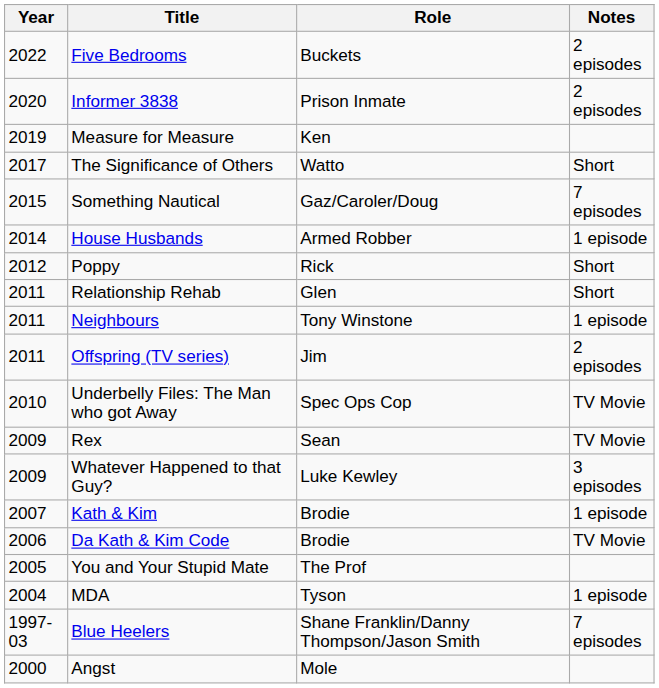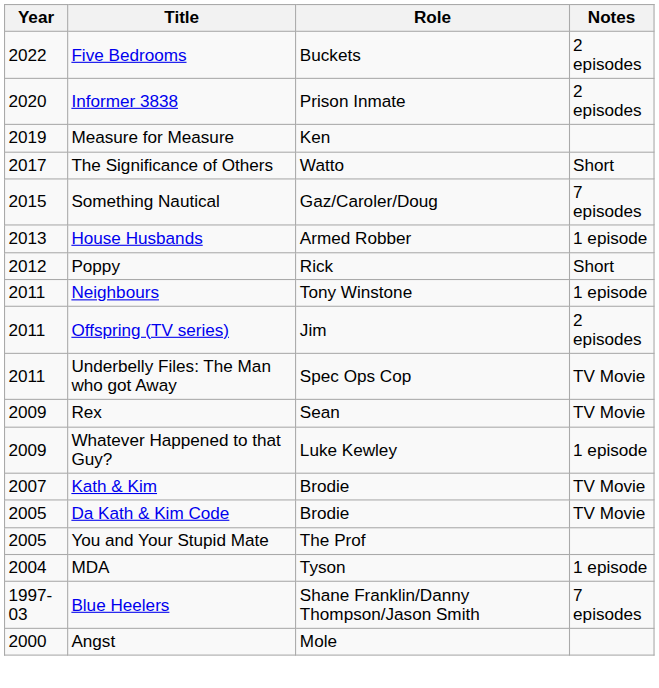(28, 238) 2014 -> (28, 238) 2013
- row: (146, 293)
(28, 403) 2010 -> (27, 376) 2011
(607, 476) 3 episodes -> (610, 449) 1 episode
(610, 513) 1 episode -> (609, 486) TV Movie
(28, 540) 2006 -> (28, 513) 2005
